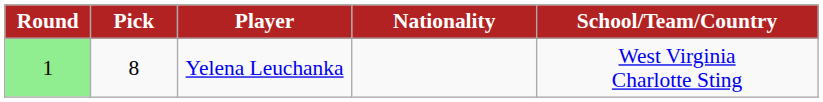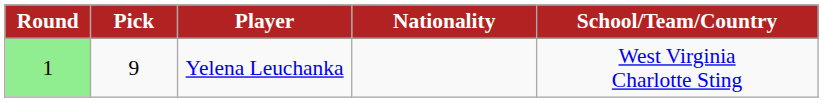(134, 67) 8 -> (134, 67) 9
